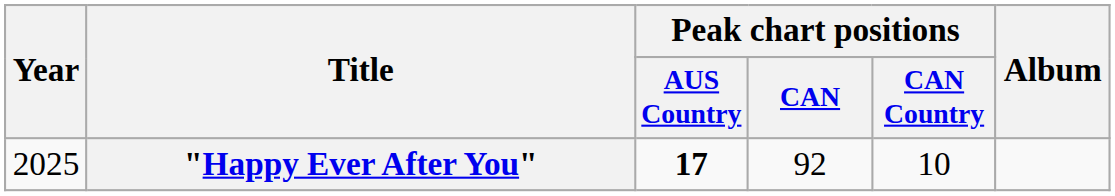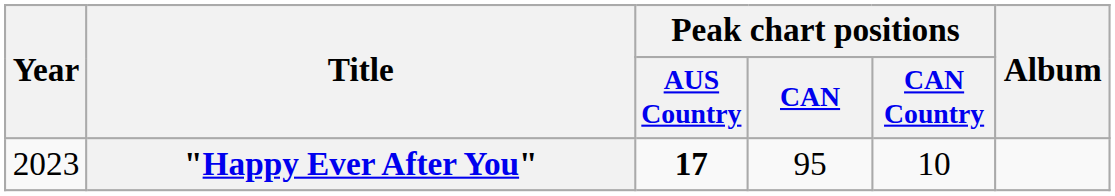(46, 163) 2025 -> (46, 163) 2023
(810, 163) 92 -> (810, 163) 95
